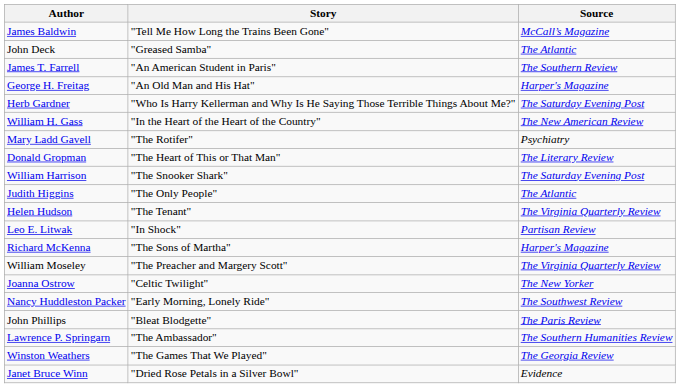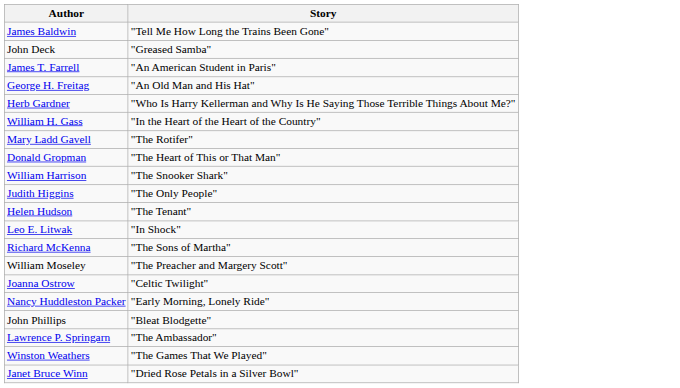- column: (597, 13)
